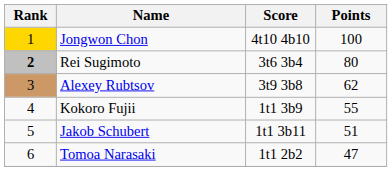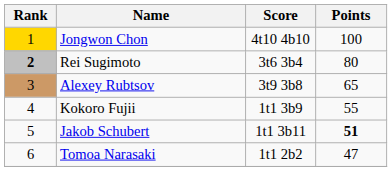(351, 85) 62 -> (351, 85) 65
(351, 131) normal -> (351, 131) bold
